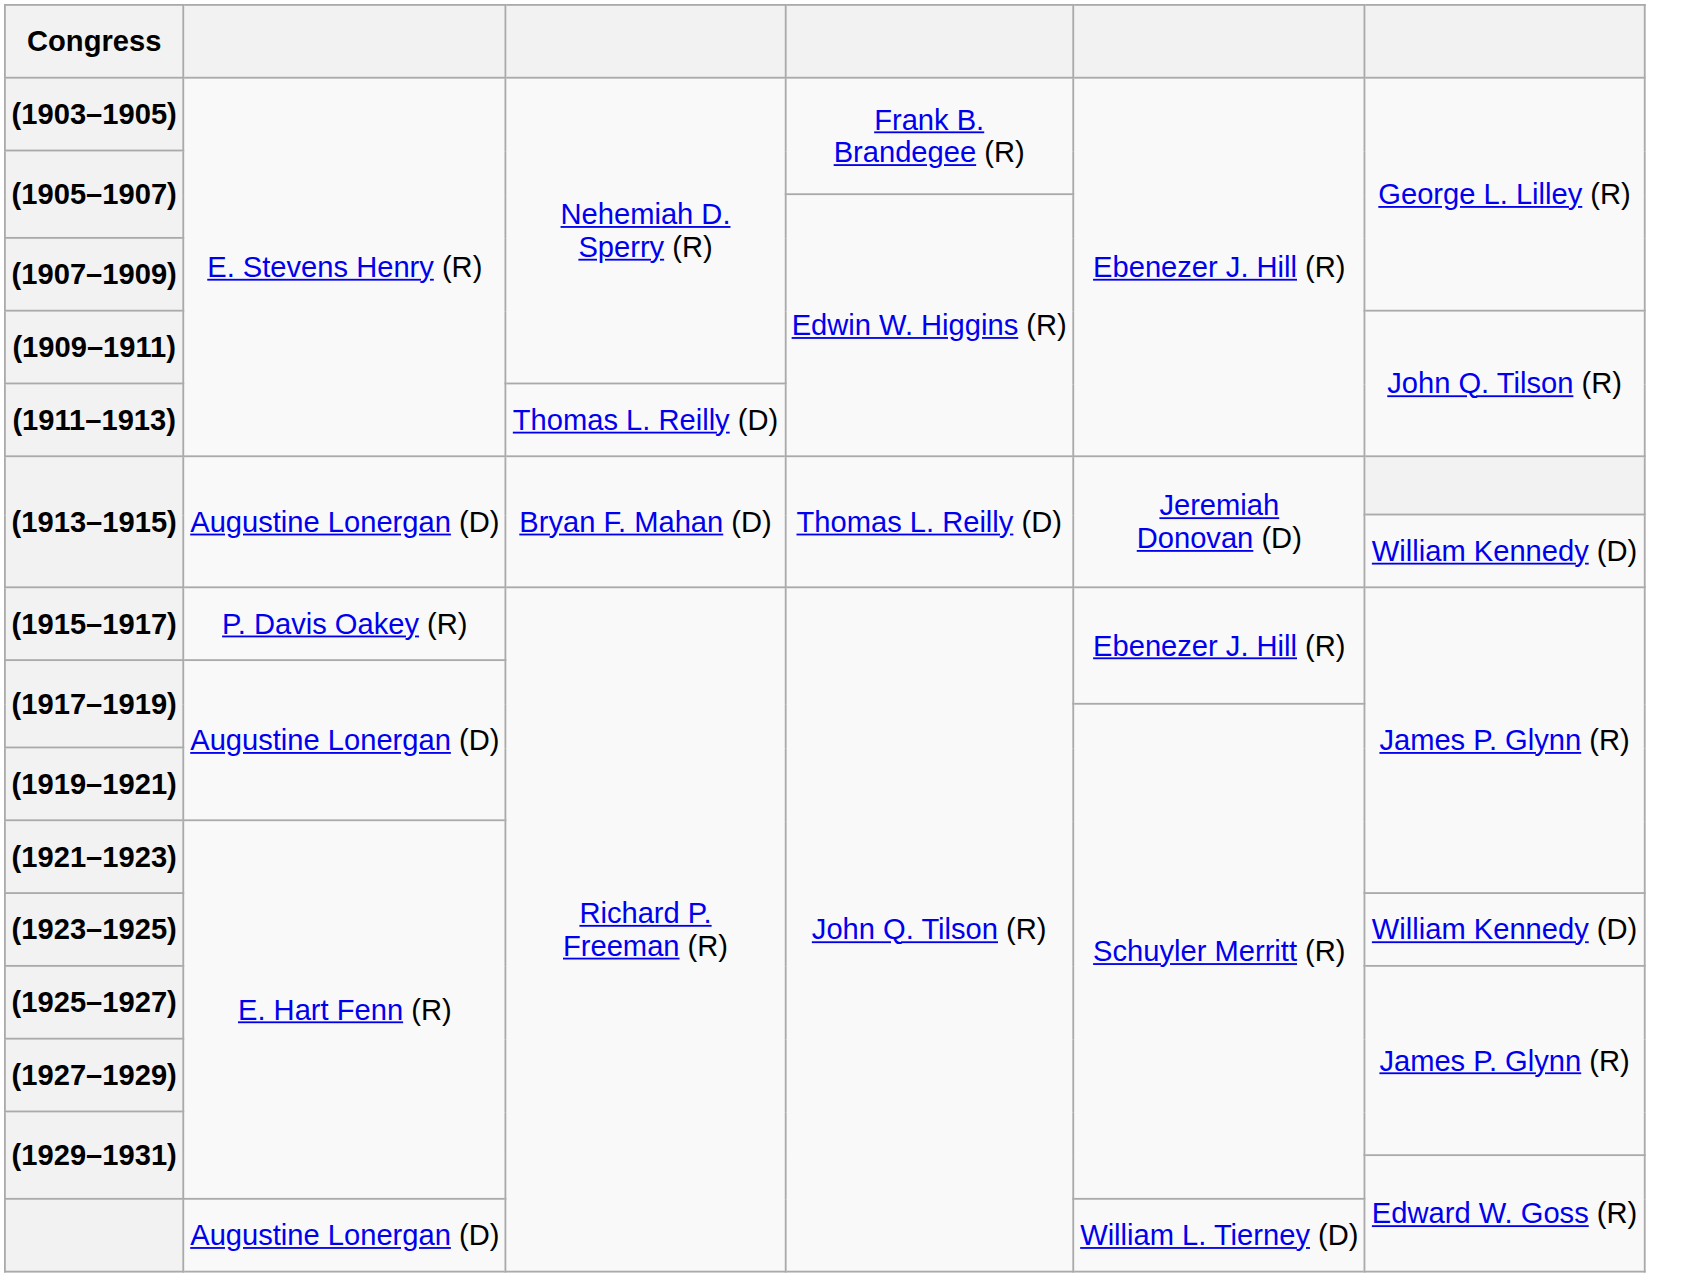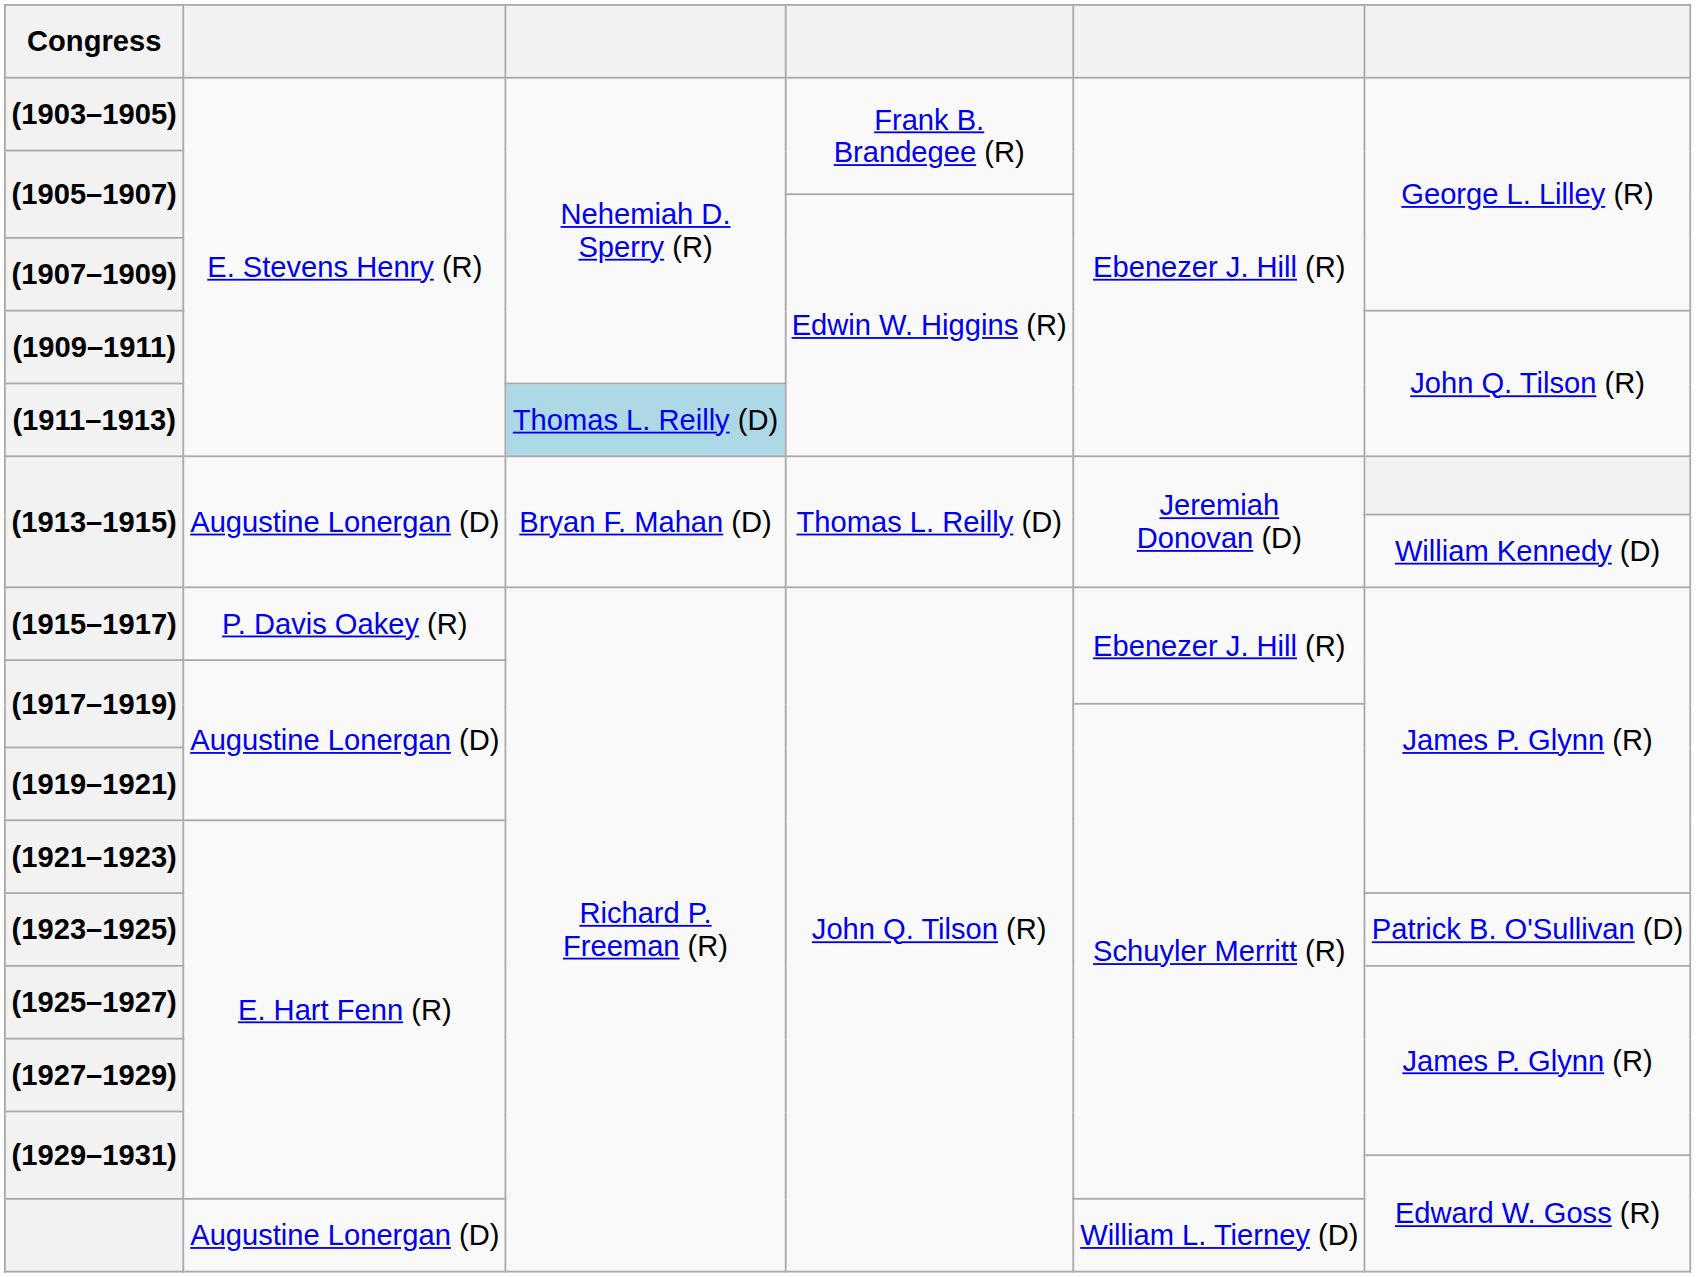(646, 419) no background -> (646, 419) lightblue background
(1505, 929) William Kennedy (D) -> (1528, 929) Patrick B. O'Sullivan (D)
